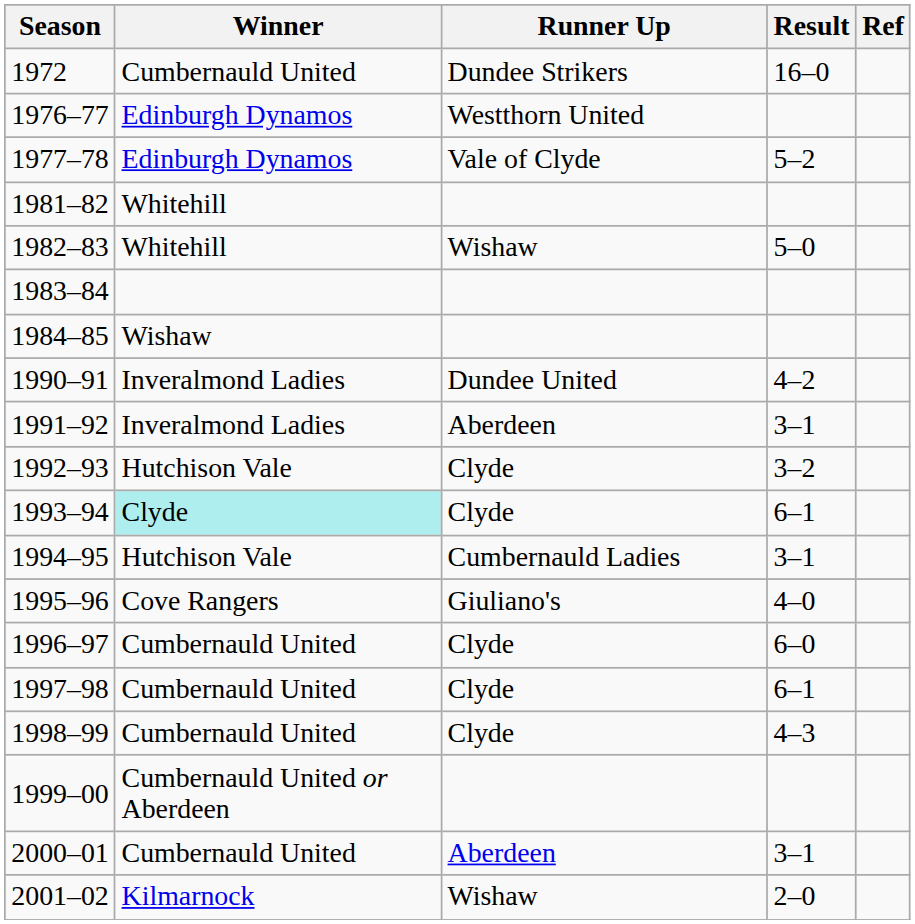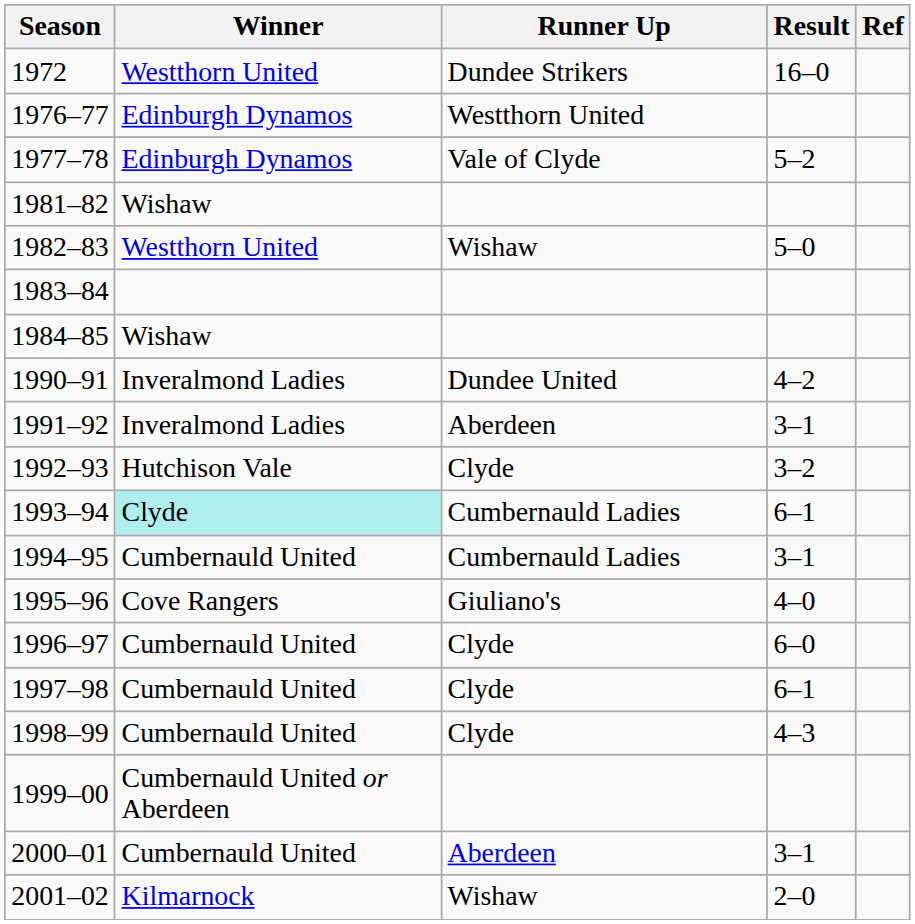(239, 70) Cumbernauld United -> (220, 70) Westthorn United
(174, 203) Whitehill -> (167, 203) Wishaw
(174, 247) Whitehill -> (220, 247) Westthorn United
(481, 512) Clyde -> (564, 512) Cumbernauld Ladies
(207, 556) Hutchison Vale -> (239, 556) Cumbernauld United
